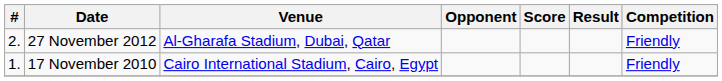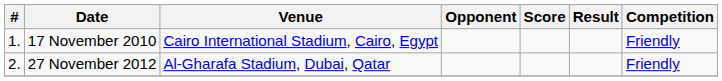rows swapped: (92, 65) <-> (92, 41)
